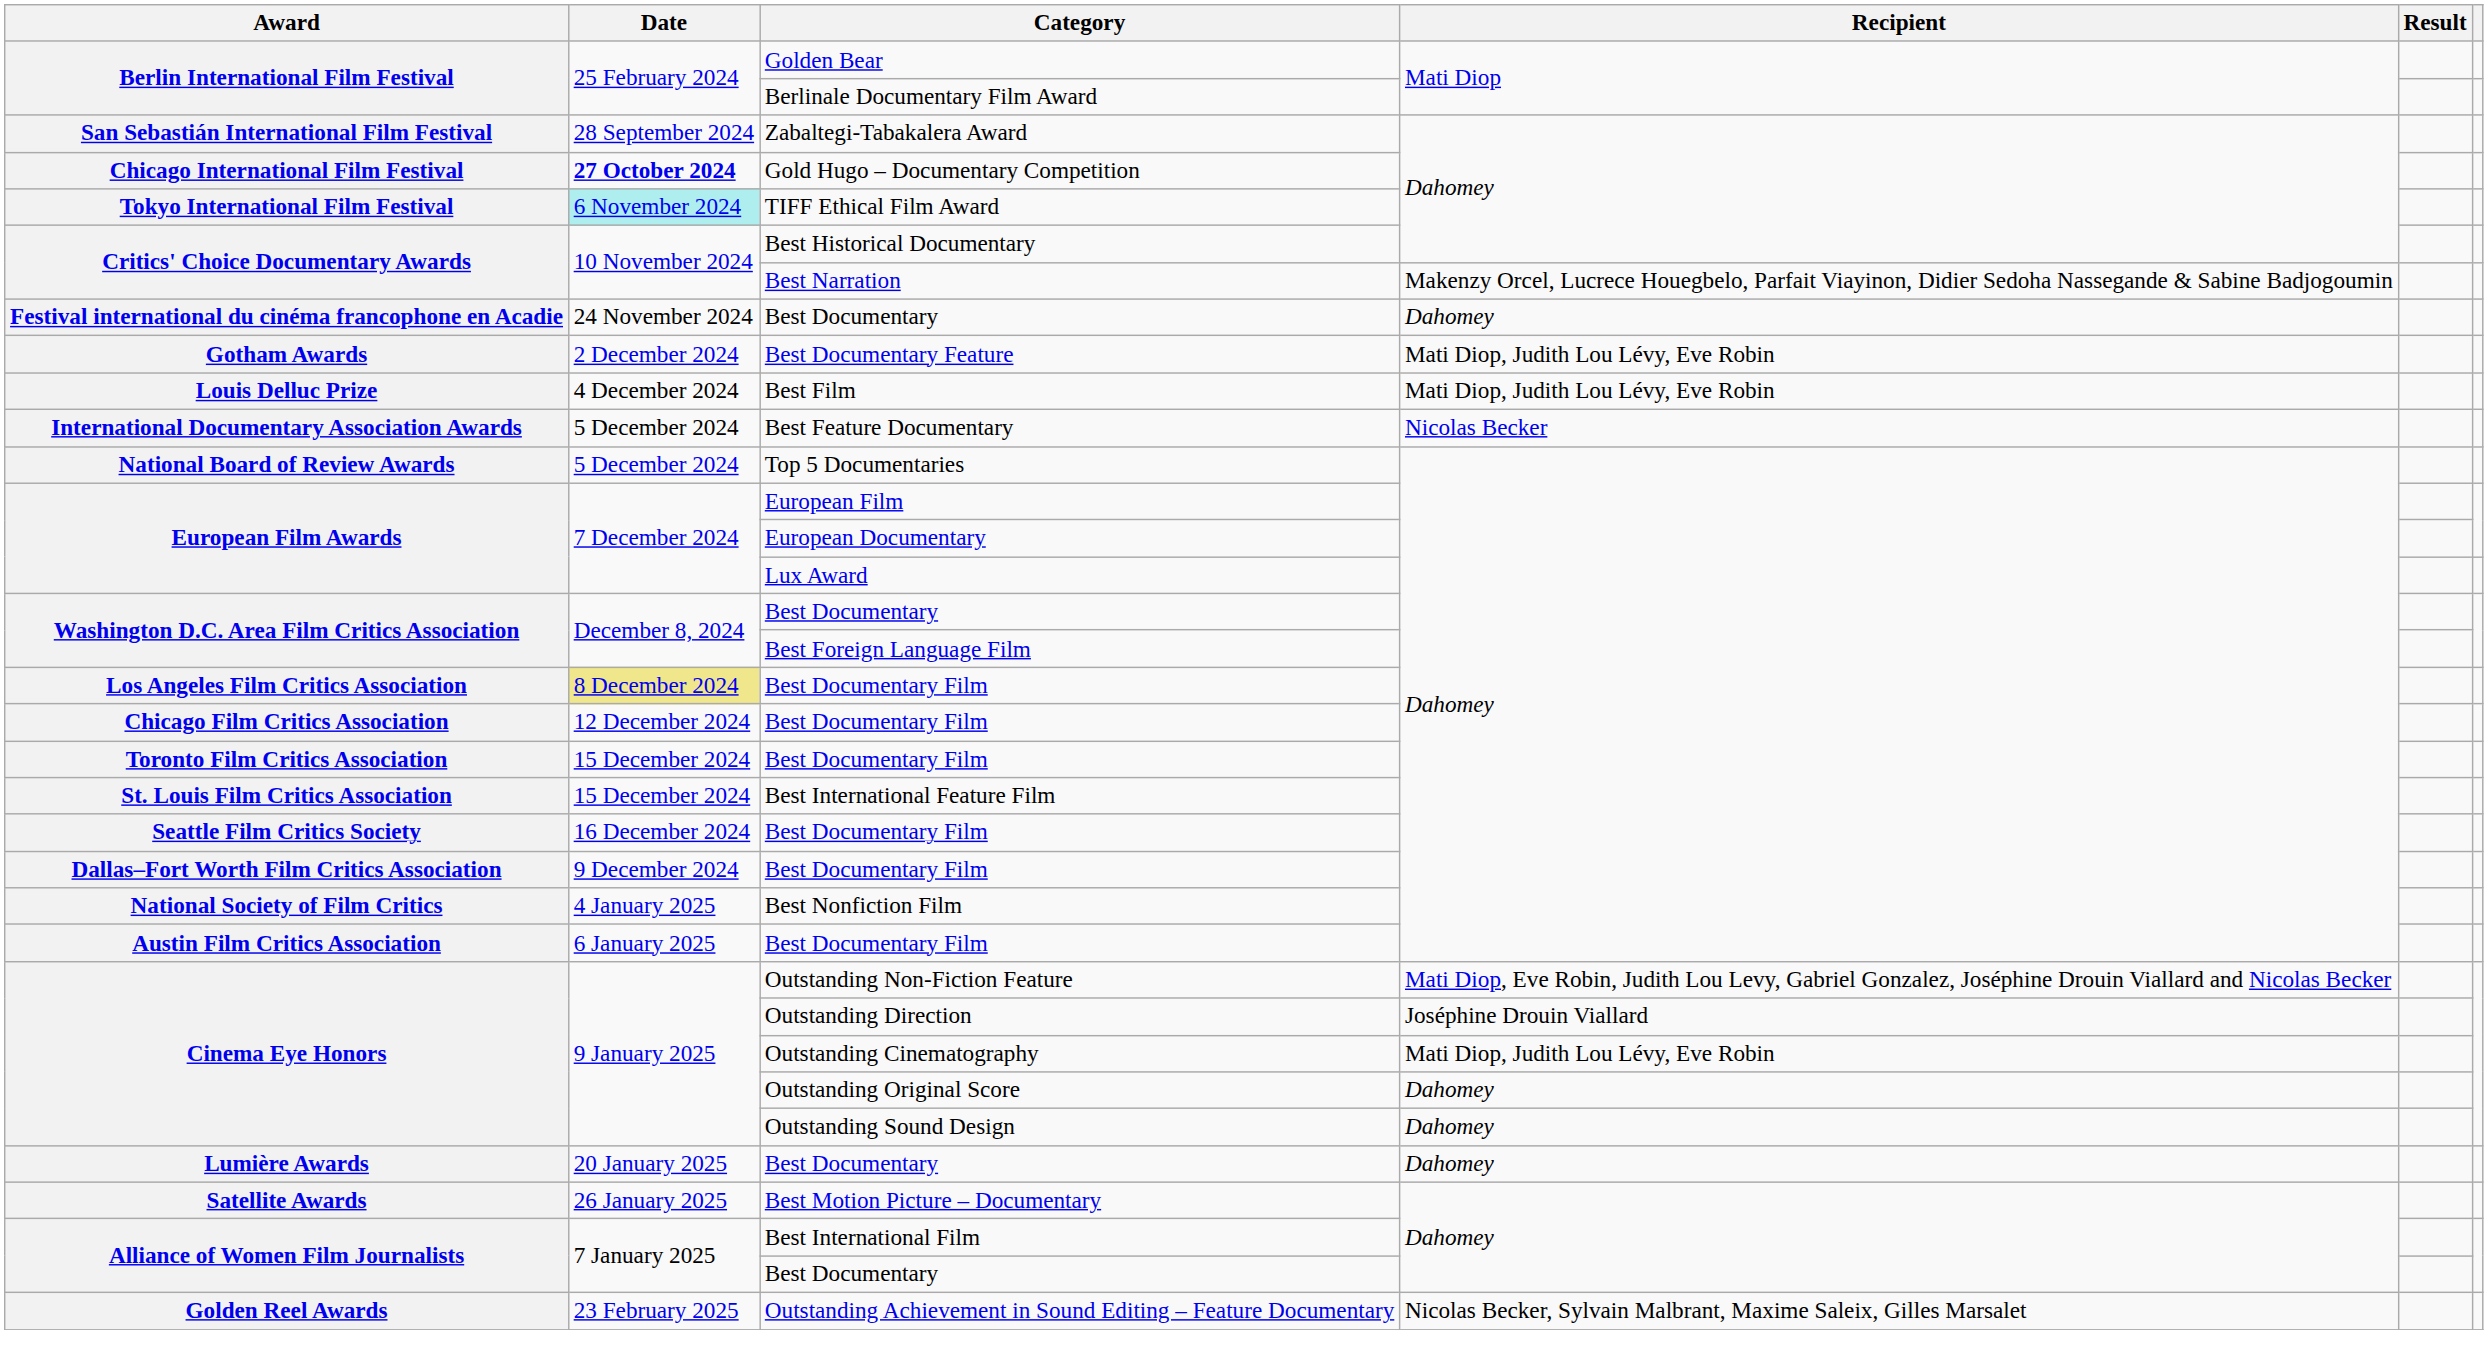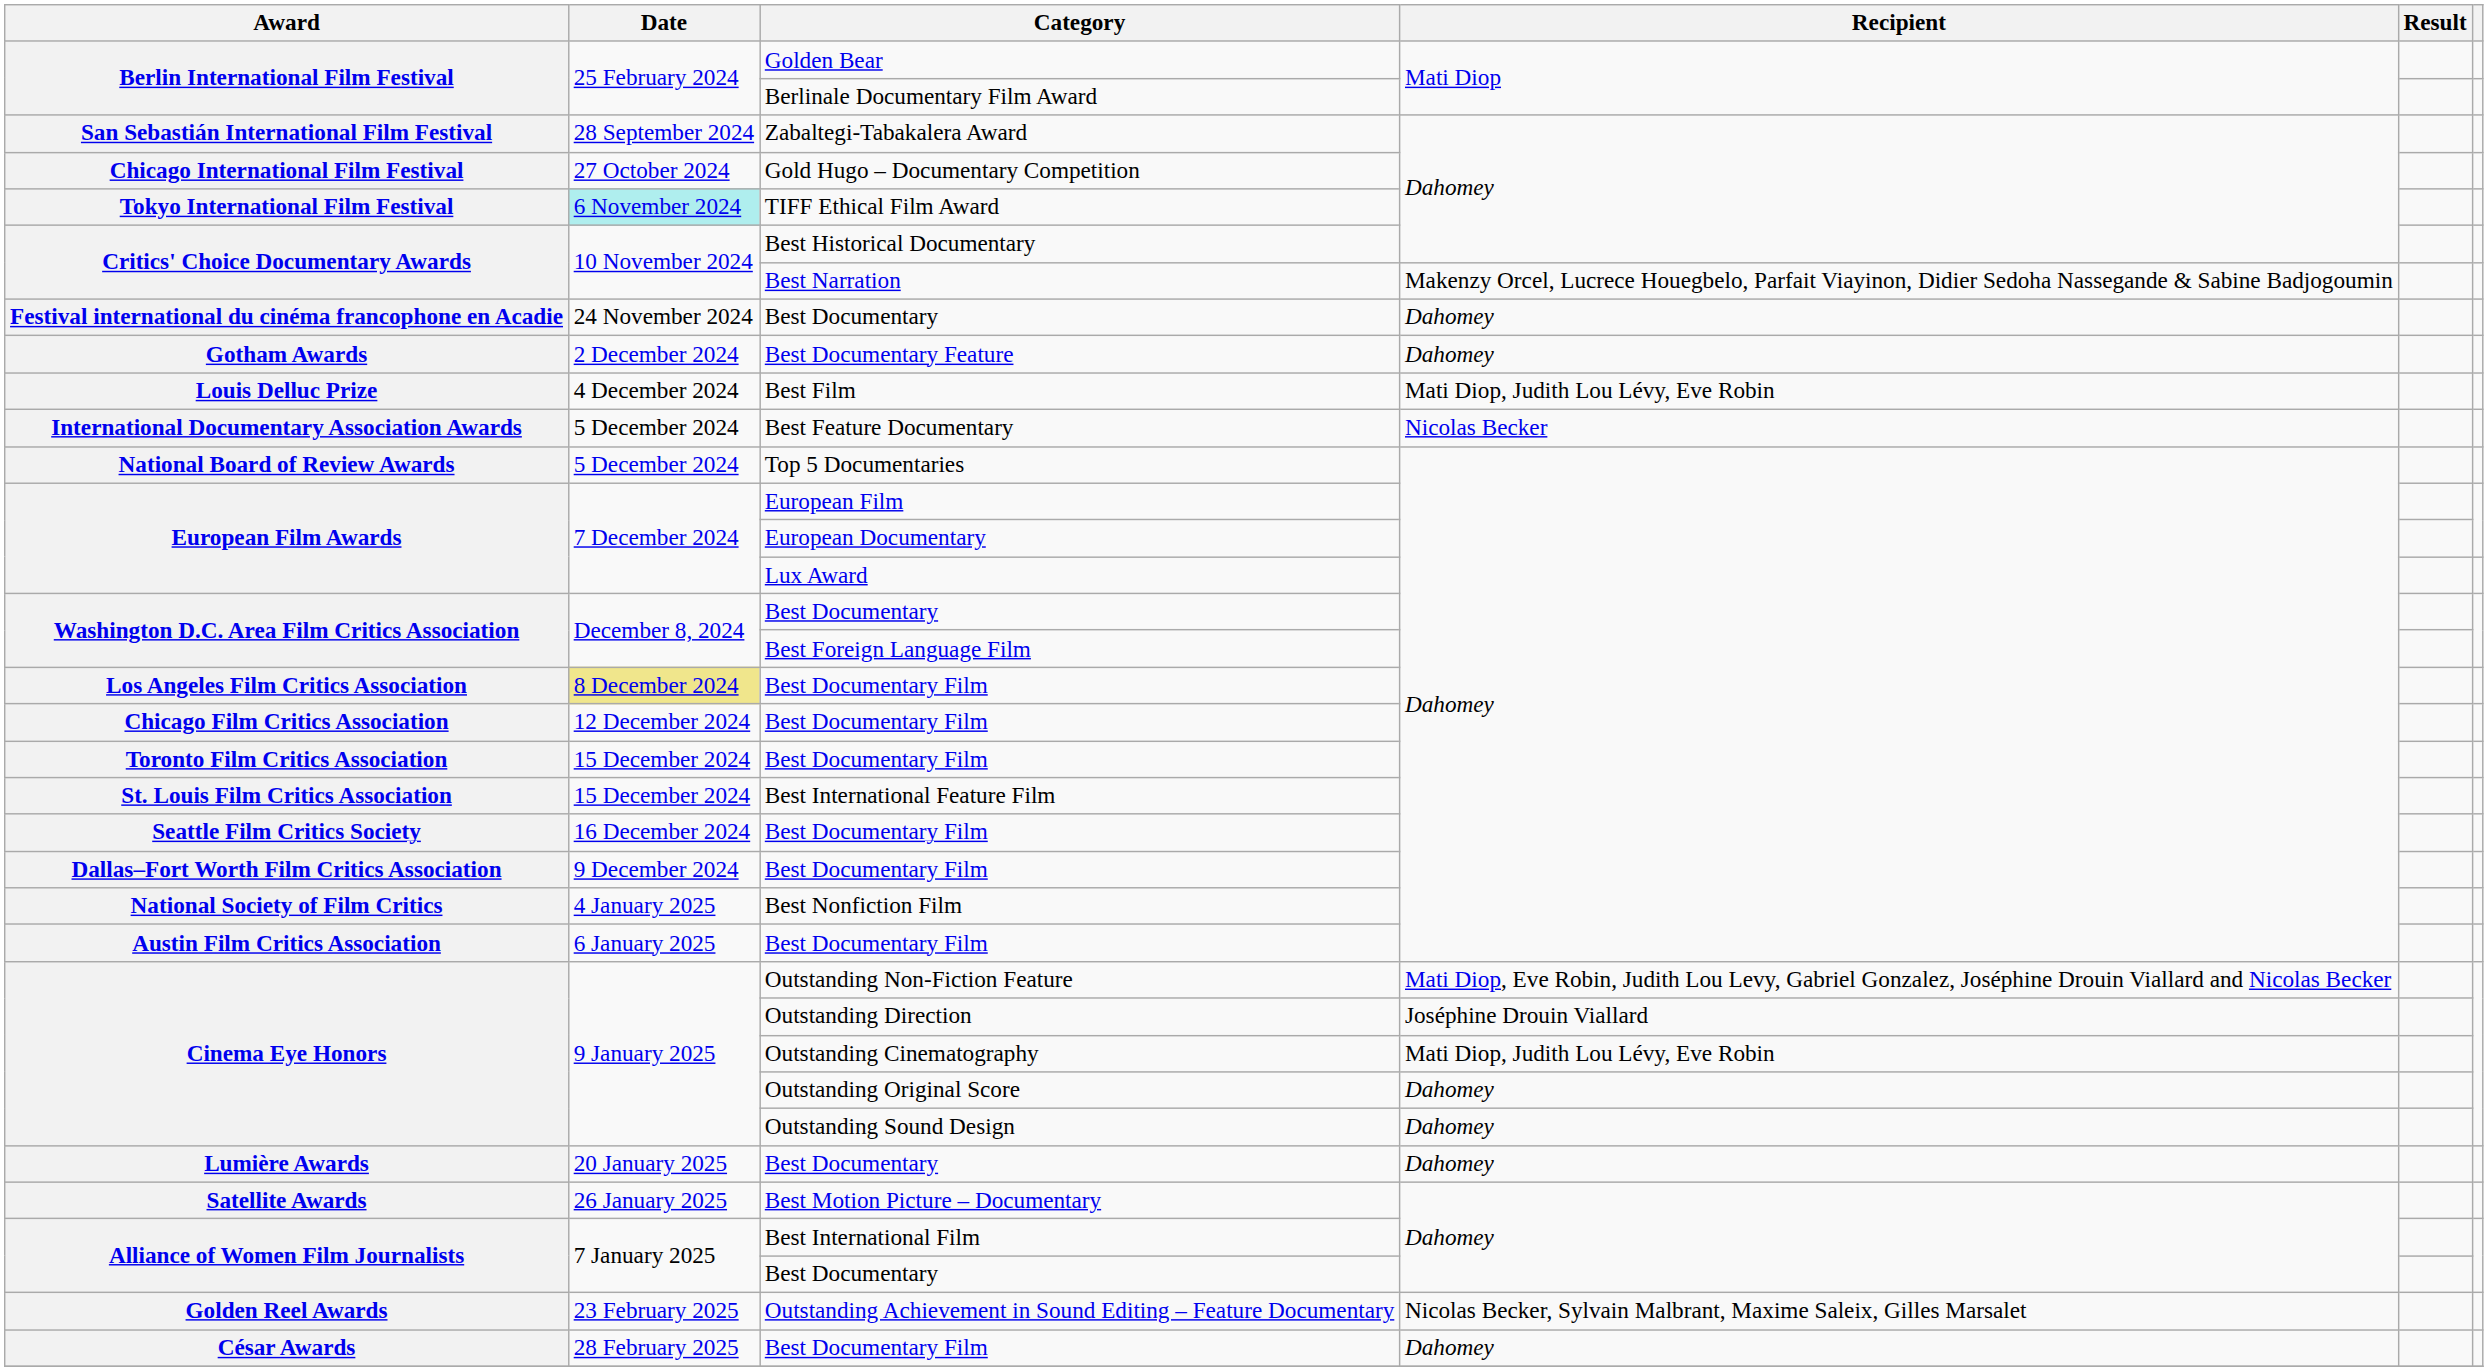(655, 170) bold -> (652, 170) normal
(1590, 354) Mati Diop, Judith Lou Lévy, Eve Robin -> (1449, 354) Dahomey
+ row: (287, 1347)
